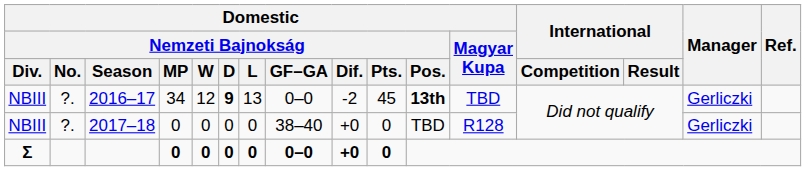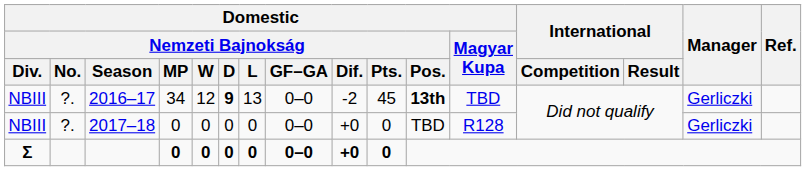(299, 125) 38–40 -> (299, 125) 0–0
